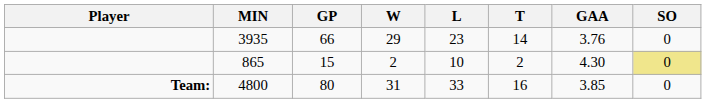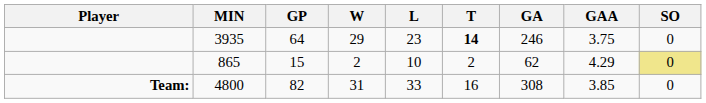+ column: (532, 16)
(327, 39) 66 -> (297, 39) 64
(520, 39) normal -> (471, 39) bold
(592, 39) 3.76 -> (602, 39) 3.75
(592, 62) 4.30 -> (602, 62) 4.29
(327, 86) 80 -> (297, 86) 82
